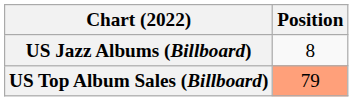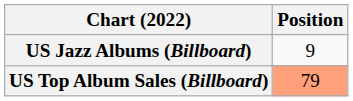(310, 50) 8 -> (310, 50) 9
